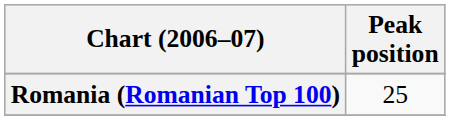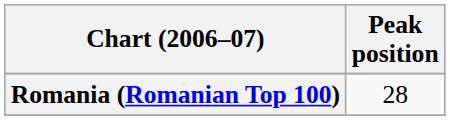(395, 94) 25 -> (395, 94) 28
